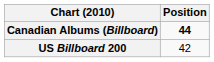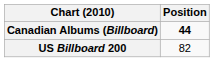(185, 48) 42 -> (185, 48) 82
